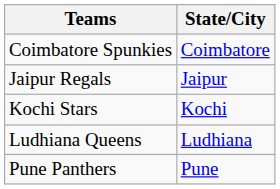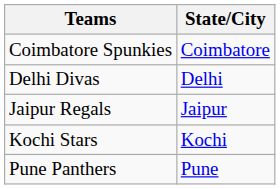+ row: (54, 79)
- row: (75, 139)
